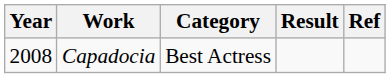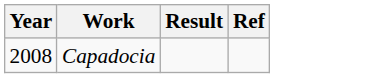- column: (218, 21)
